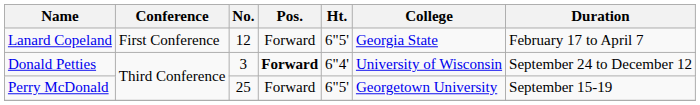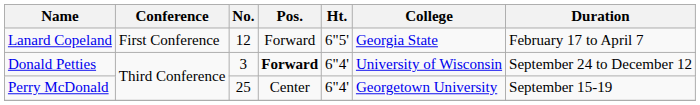(290, 87) Forward -> (290, 87) Center
(337, 87) 6"5' -> (337, 87) 6"4'
